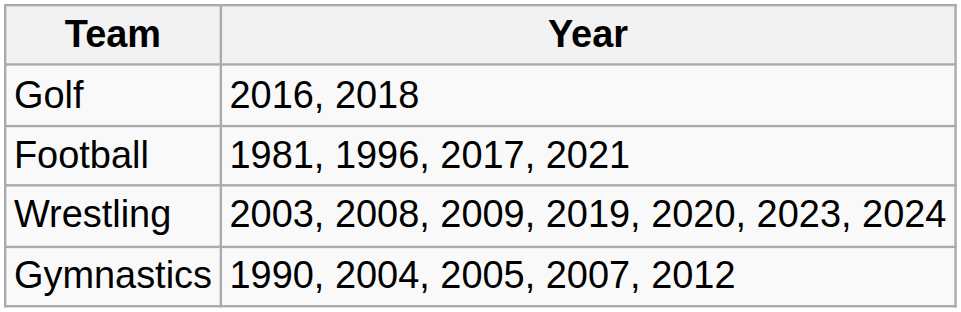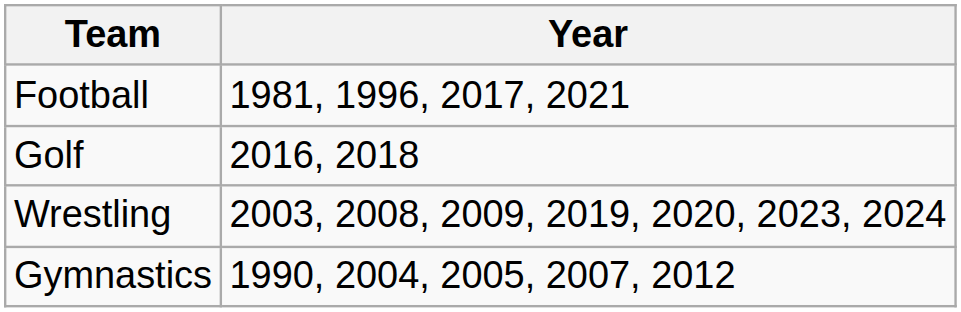rows swapped: (81, 154) <-> (49, 94)
